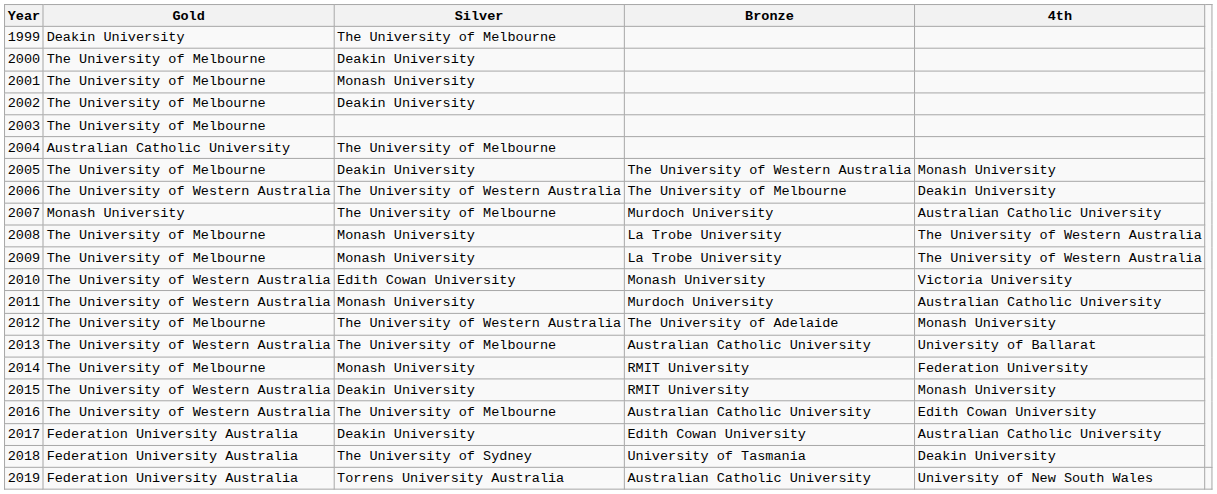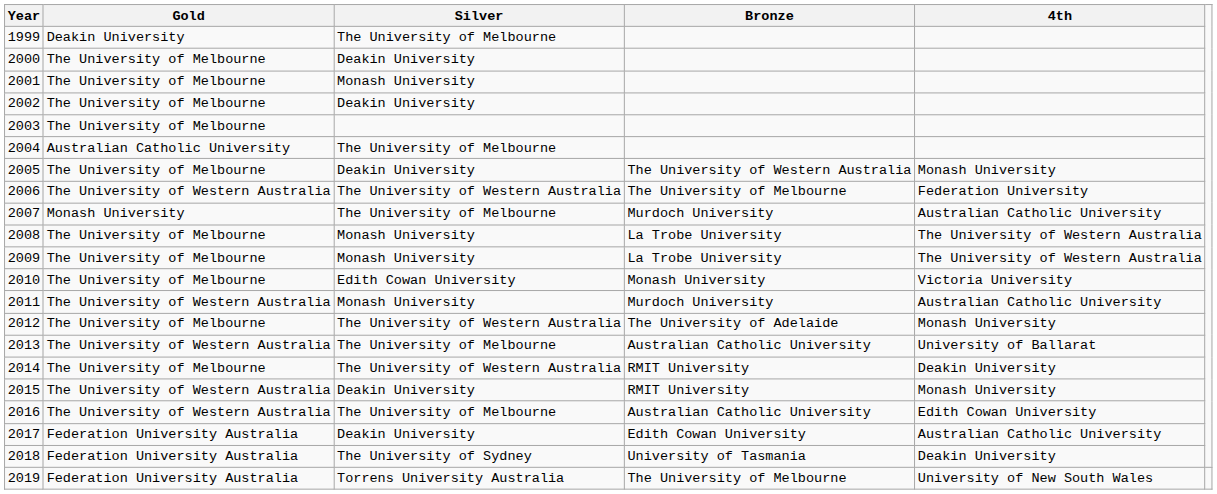(987, 192) Deakin University -> (1003, 192) Federation University
(189, 280) The University of Western Australia -> (156, 280) The University of Melbourne
(406, 368) Monash University -> (479, 368) The University of Western Australia
(1003, 368) Federation University -> (987, 368) Deakin University
(749, 478) Australian Catholic University -> (737, 478) The University of Melbourne
